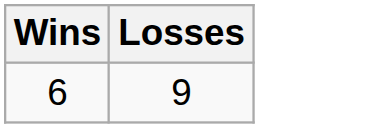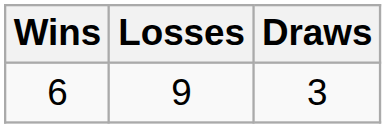+ column: (317, 33)
